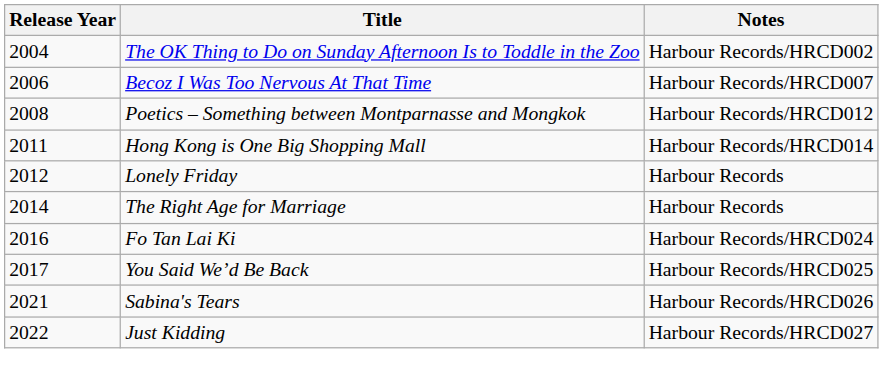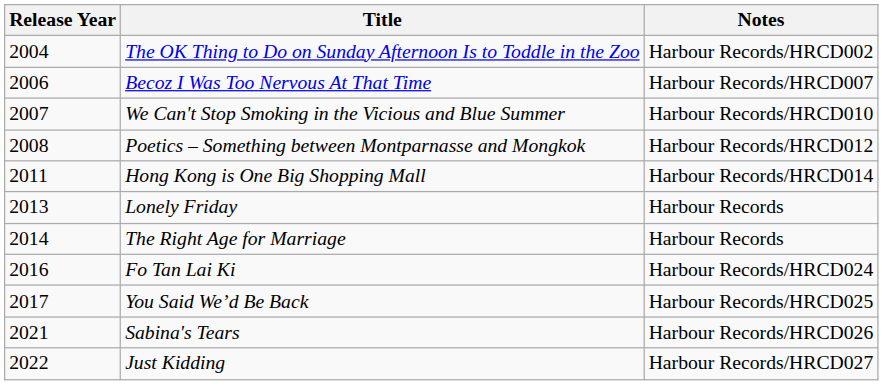+ row: (345, 113)
(29, 176) 2012 -> (29, 207) 2013
